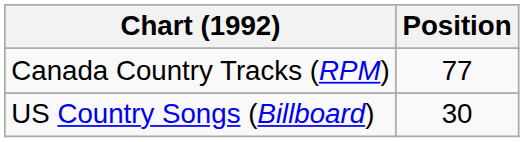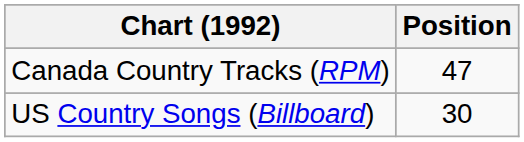(457, 70) 77 -> (457, 70) 47
